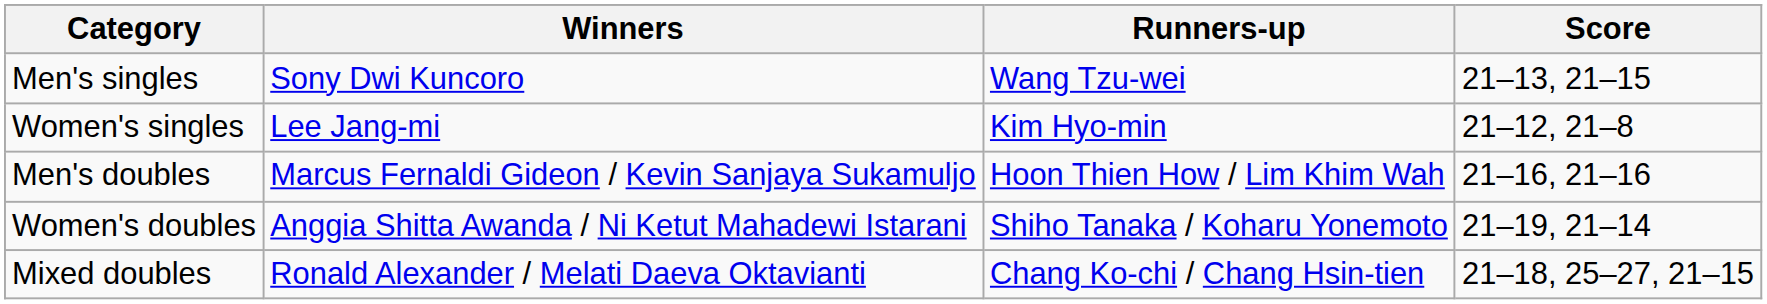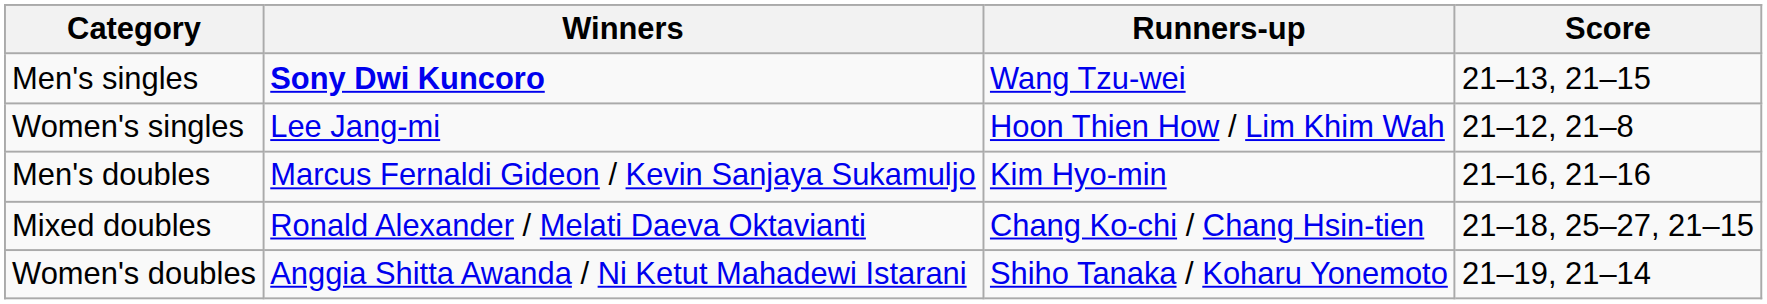(397, 77) normal -> (408, 77) bold
(1078, 126) Kim Hyo-min -> (1217, 126) Hoon Thien How / Lim Khim Wah
(1217, 175) Hoon Thien How / Lim Khim Wah -> (1078, 175) Kim Hyo-min
rows swapped: (134, 224) <-> (112, 273)
